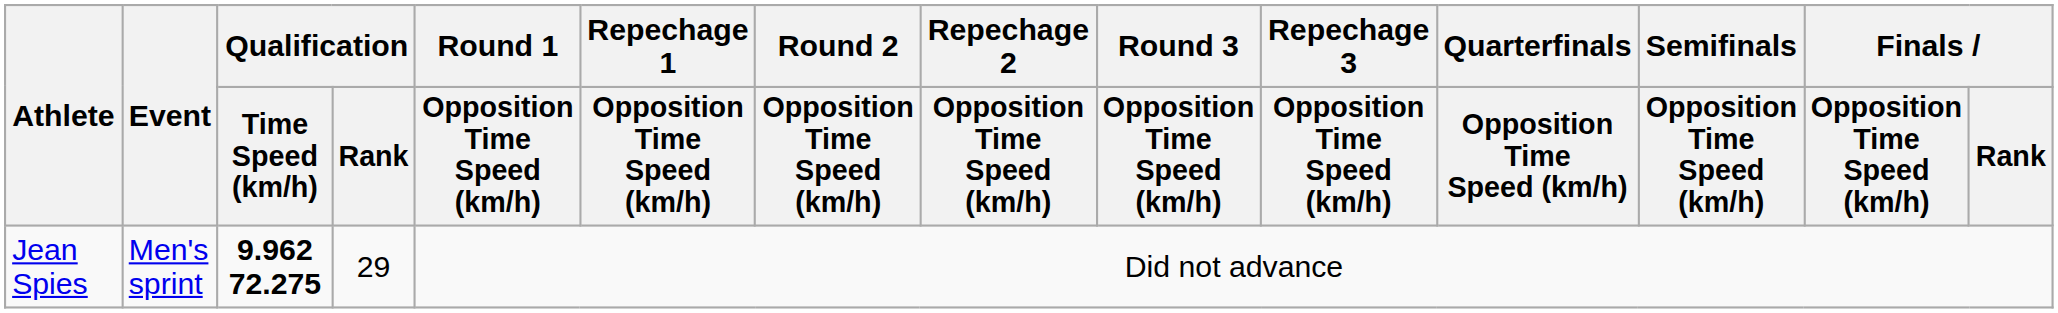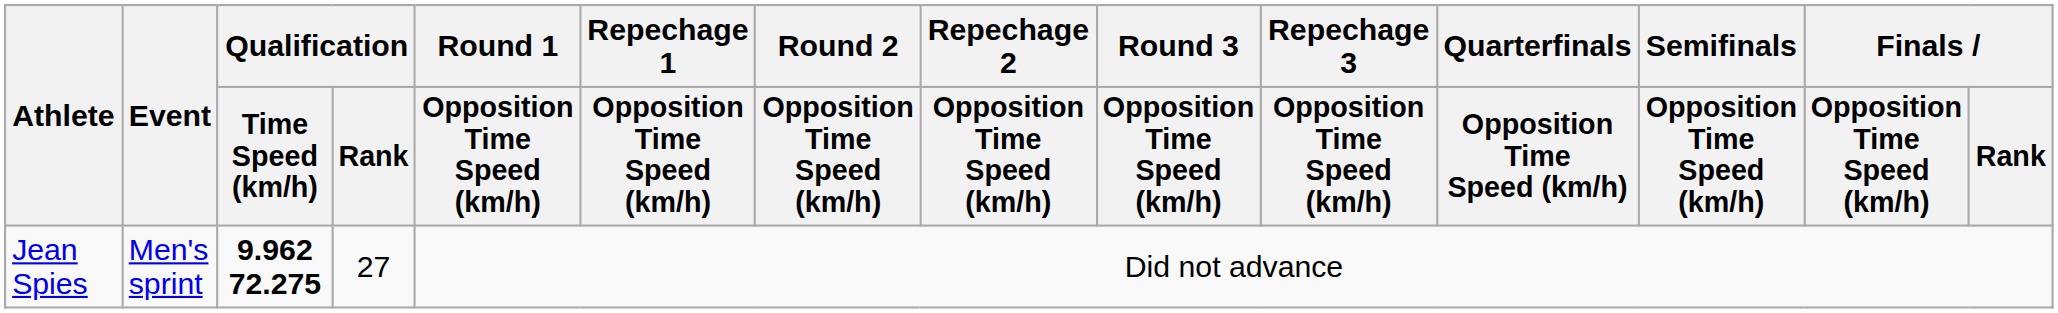(373, 267) 29 -> (373, 267) 27
